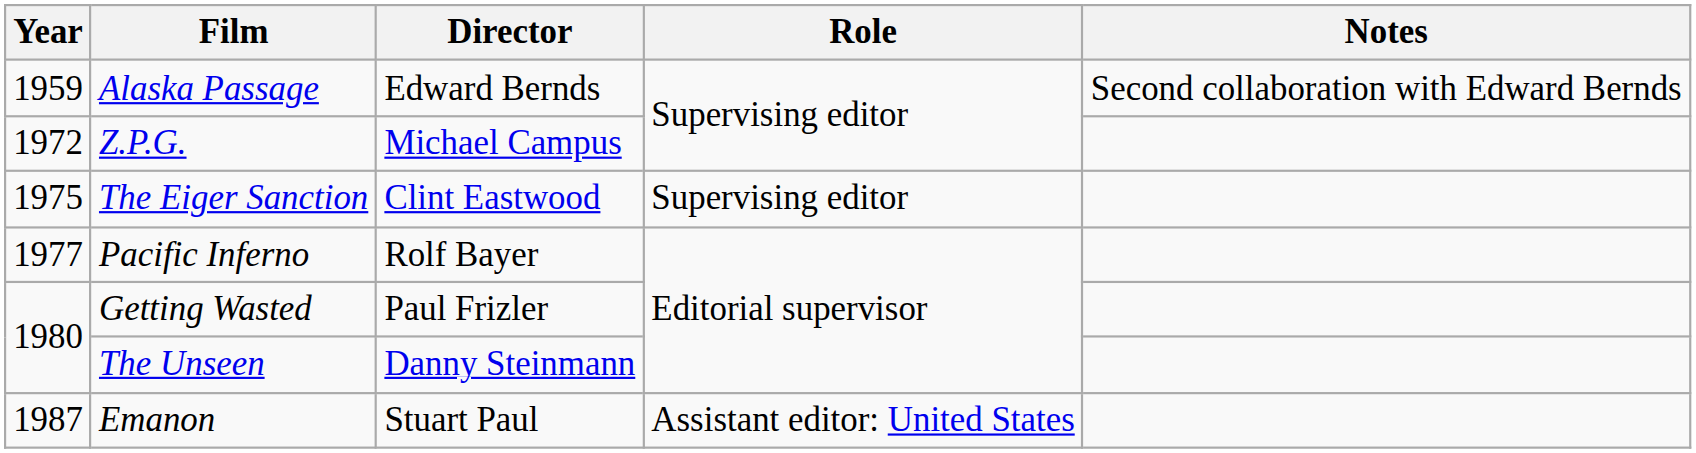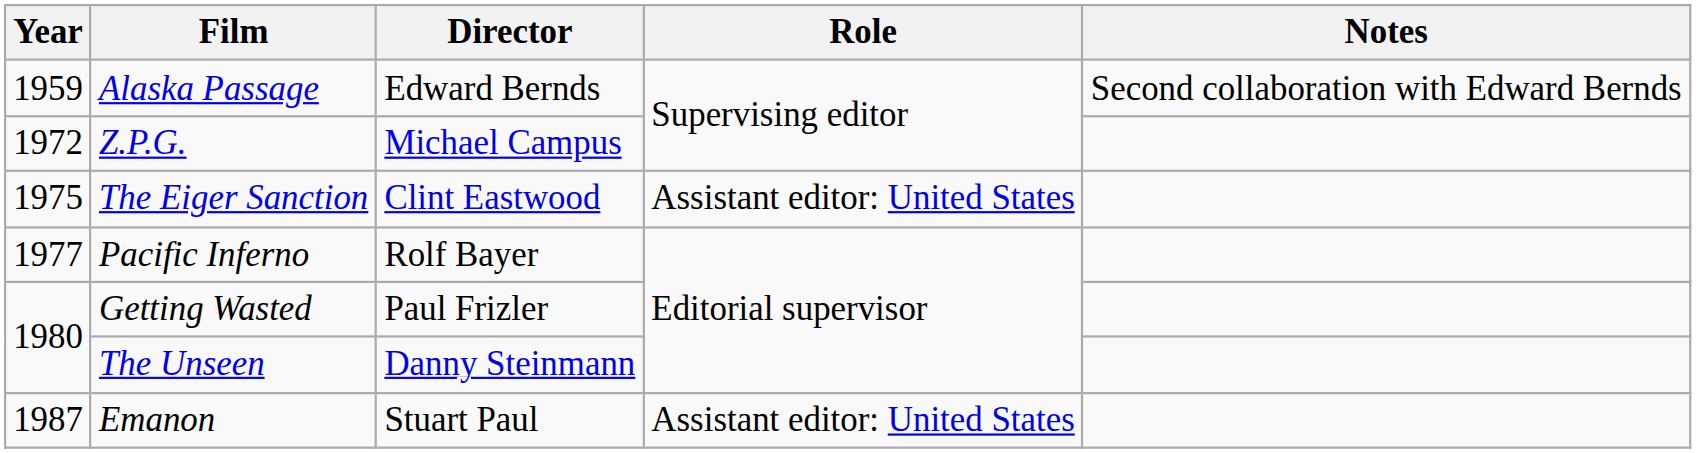(780, 198) Supervising editor -> (863, 198) Assistant editor: United States
